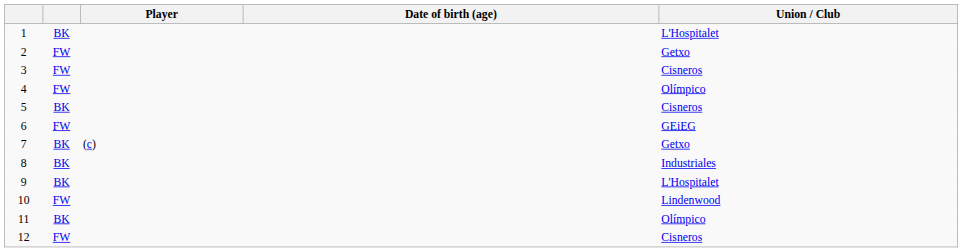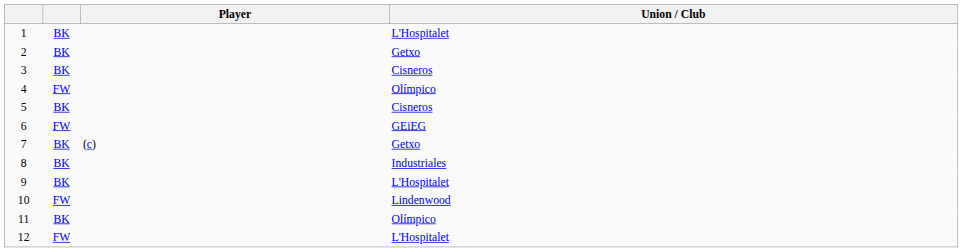- column: (451, 14)
(62, 52) FW -> (62, 52) BK
(62, 70) FW -> (62, 70) BK
(682, 237) Cisneros -> (420, 237) L'Hospitalet
